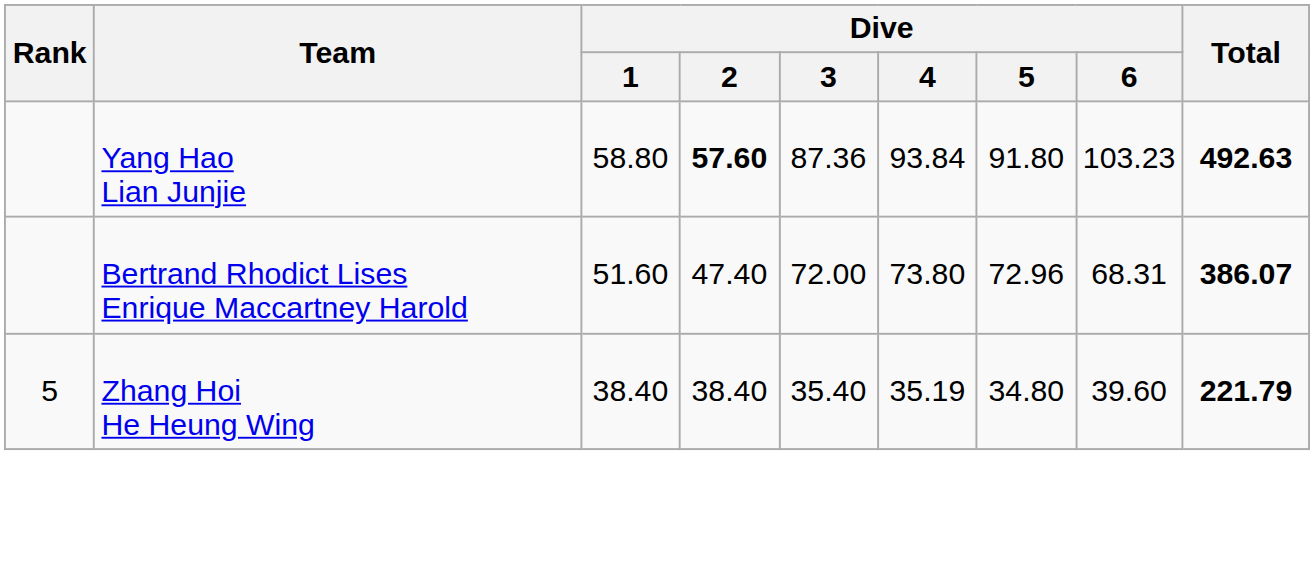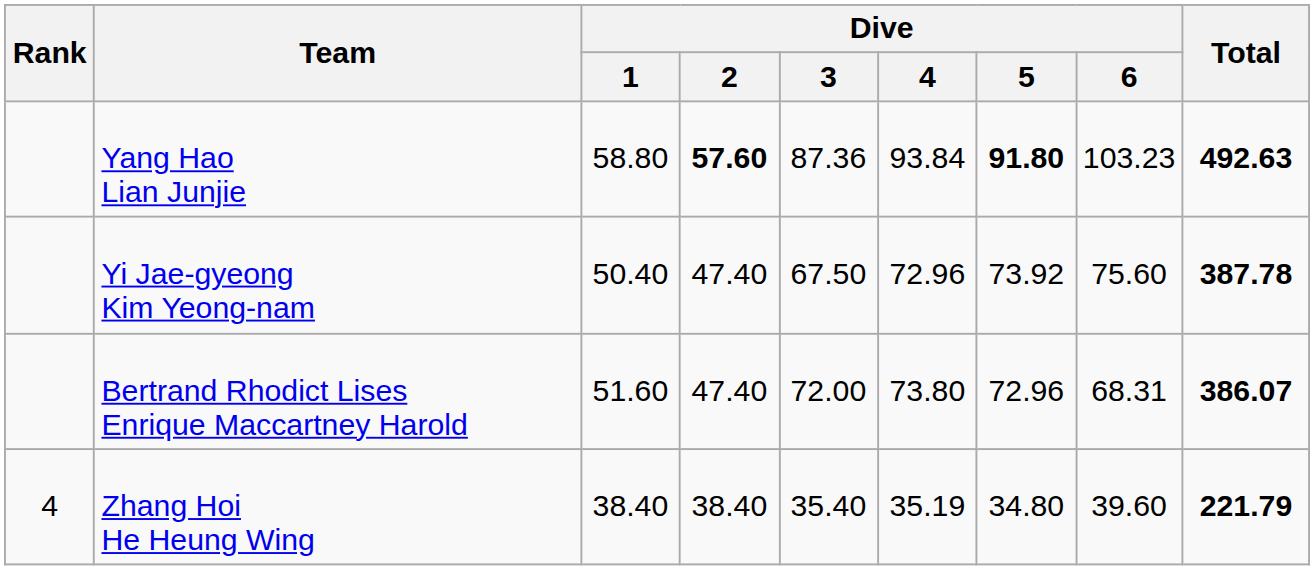(1026, 158) normal -> (1026, 158) bold
+ row: (208, 291)
(50, 390) 5 -> (50, 506) 4
